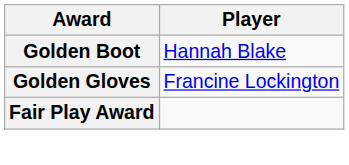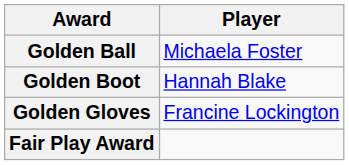+ row: (82, 50)
